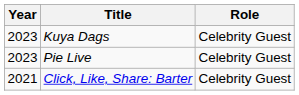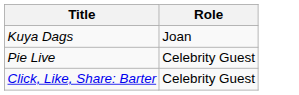- column: (22, 15)
(245, 36) Celebrity Guest -> (177, 36) Joan
